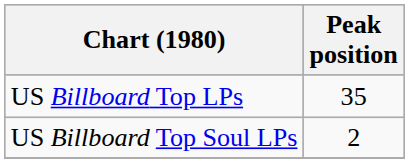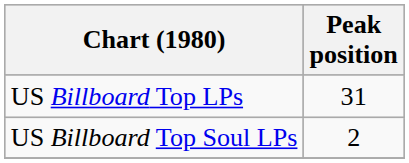(354, 95) 35 -> (354, 95) 31
